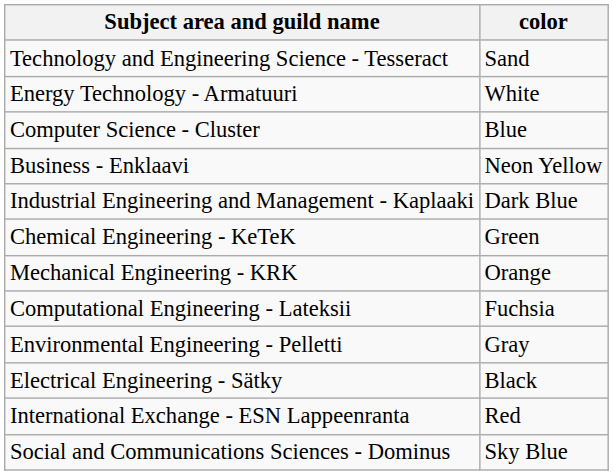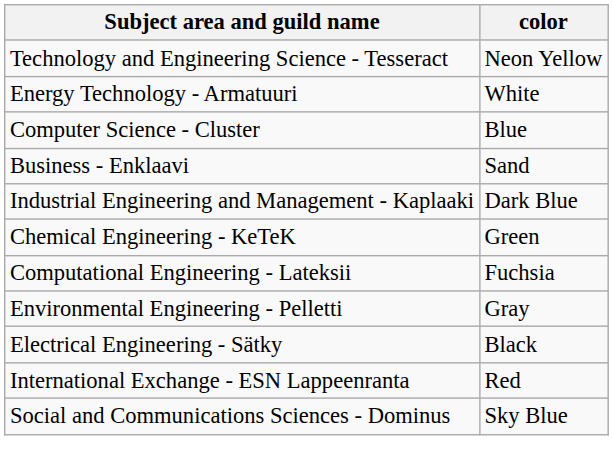(507, 58) Sand -> (543, 58) Neon Yellow
(543, 165) Neon Yellow -> (507, 165) Sand
- row: (154, 272)
